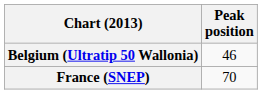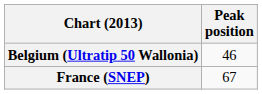(229, 77) 70 -> (229, 77) 67
